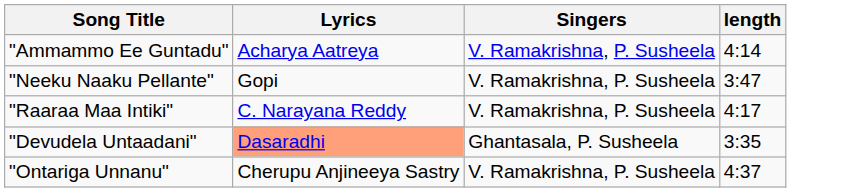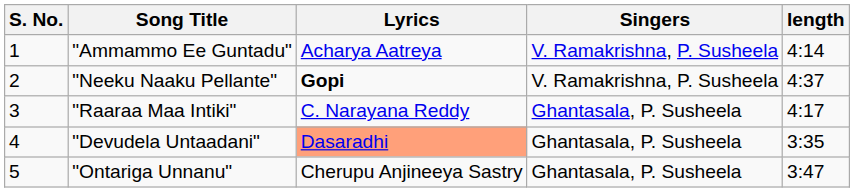+ column: (36, 19)
(258, 80) normal -> (323, 80) bold
(742, 80) 3:47 -> (806, 80) 4:37
(592, 111) V. Ramakrishna, P. Susheela -> (637, 111) Ghantasala, P. Susheela
(592, 171) V. Ramakrishna, P. Susheela -> (637, 171) Ghantasala, P. Susheela
(742, 171) 4:37 -> (806, 171) 3:47
